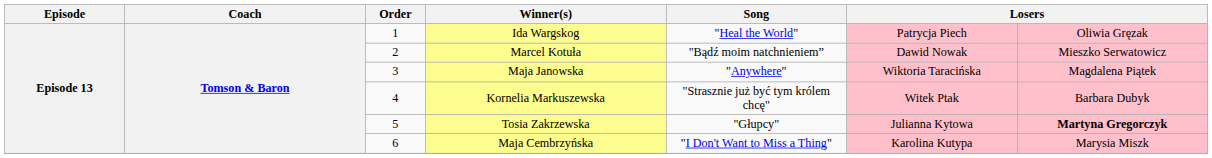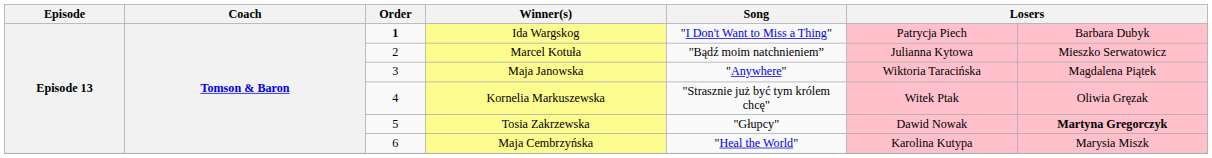(395, 33) normal -> (395, 33) bold
(756, 33) "Heal the World" -> (756, 33) "I Don't Want to Miss a Thing"
(1112, 33) Oliwia Gręzak -> (1112, 33) Barbara Dubyk
(932, 52) Dawid Nowak -> (932, 52) Julianna Kytowa
(1112, 98) Barbara Dubyk -> (1112, 98) Oliwia Gręzak
(932, 124) Julianna Kytowa -> (932, 124) Dawid Nowak
(756, 143) "I Don't Want to Miss a Thing" -> (756, 143) "Heal the World"
